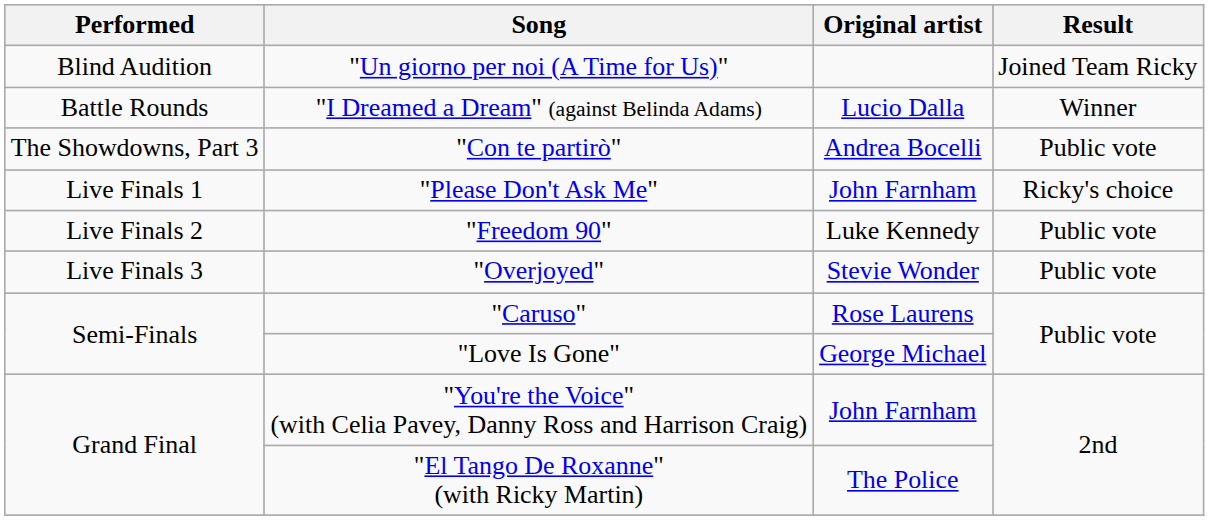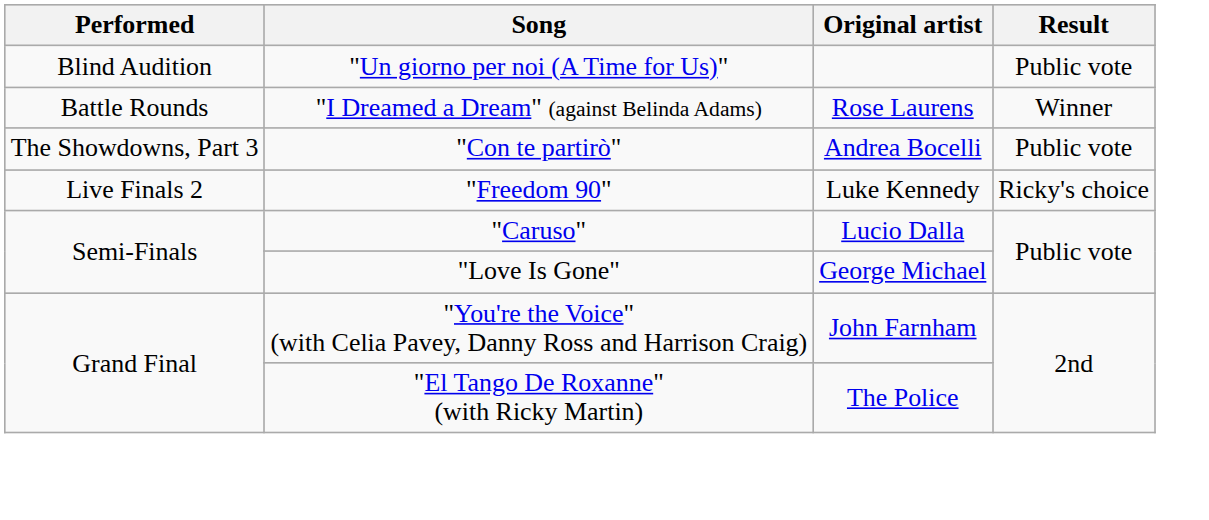(1098, 66) Joined Team Ricky -> (1074, 66) Public vote
(903, 107) Lucio Dalla -> (903, 107) Rose Laurens
- row: (539, 189)
(1098, 230) Public vote -> (1074, 189) Ricky's choice
- row: (539, 271)
(903, 312) Rose Laurens -> (903, 230) Lucio Dalla
